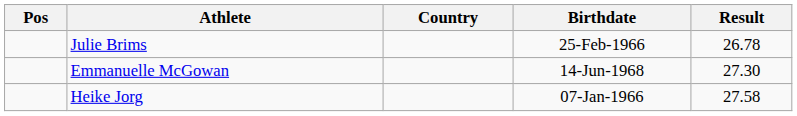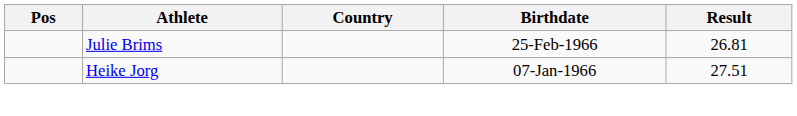(742, 44) 26.78 -> (729, 44) 26.81
- row: (150, 70)
(742, 96) 27.58 -> (729, 70) 27.51
